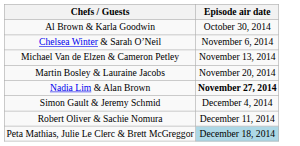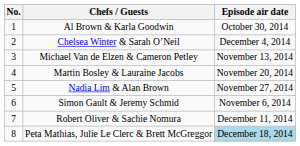+ column: (14, 12)
(237, 42) November 6, 2014 -> (255, 42) December 4, 2014
(237, 88) bold -> (255, 88) normal
(237, 103) December 4, 2014 -> (255, 103) November 6, 2014
